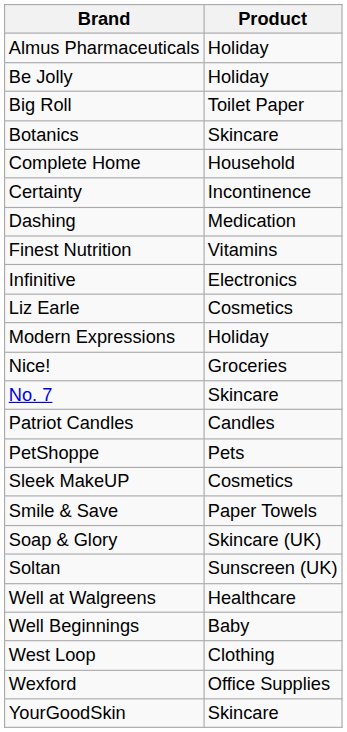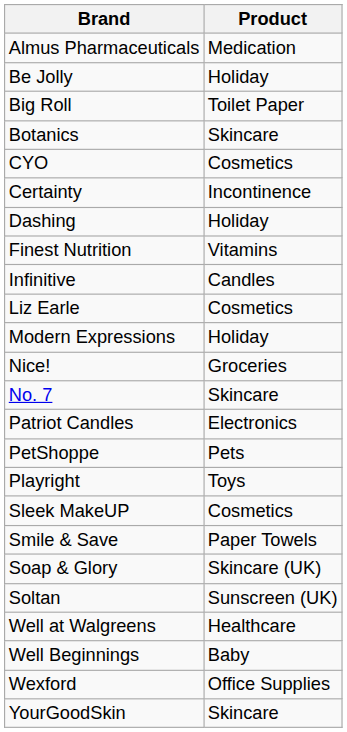(238, 47) Holiday -> (252, 47) Medication
- row: (75, 163)
+ row: (29, 163)
(252, 221) Medication -> (238, 221) Holiday
(252, 279) Electronics -> (241, 279) Candles
(241, 423) Candles -> (252, 423) Electronics
+ row: (44, 481)
- row: (52, 655)
